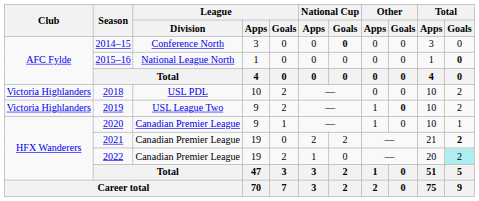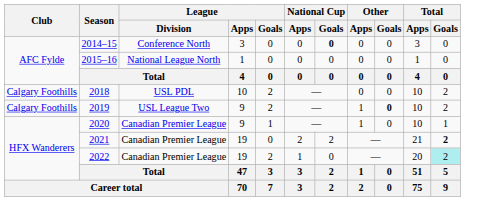(459, 60) bold -> (446, 60) normal
(49, 92) Victoria Highlanders -> (42, 92) Calgary Foothills
(49, 108) Victoria Highlanders -> (42, 108) Calgary Foothills
